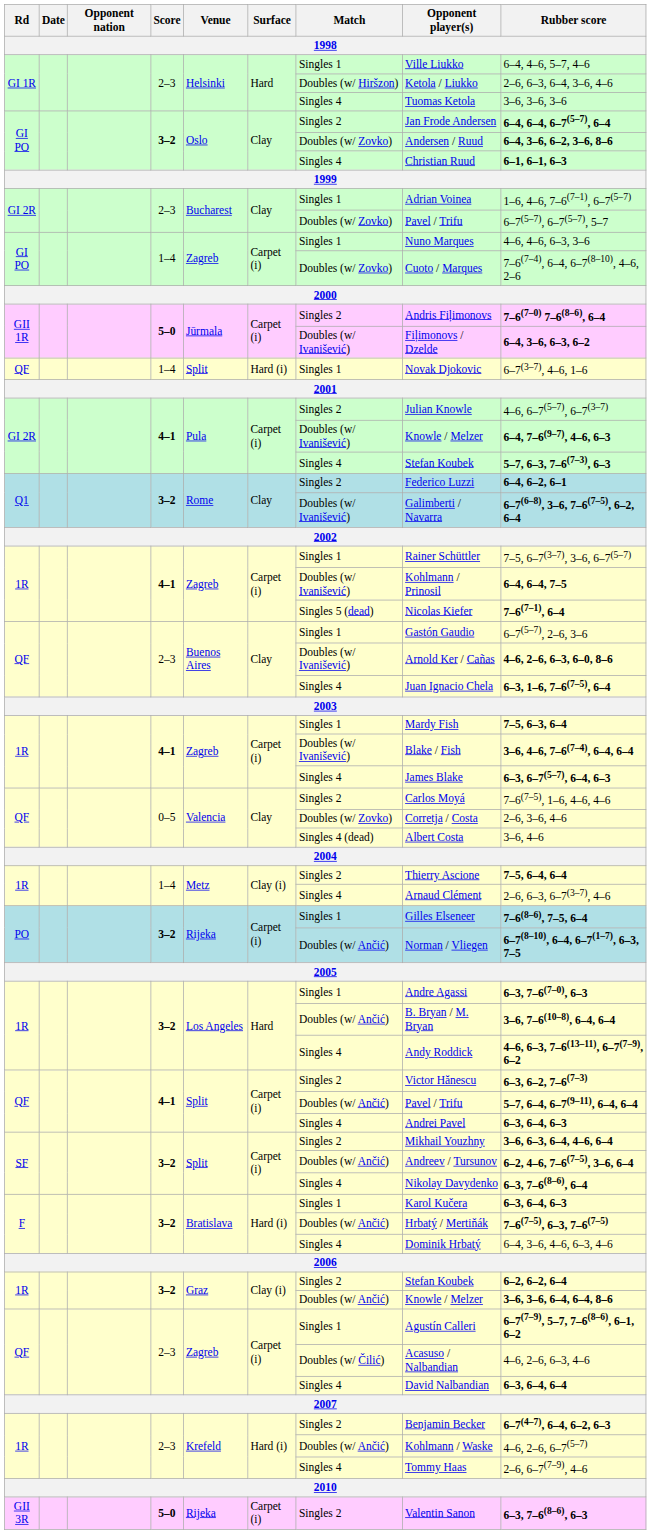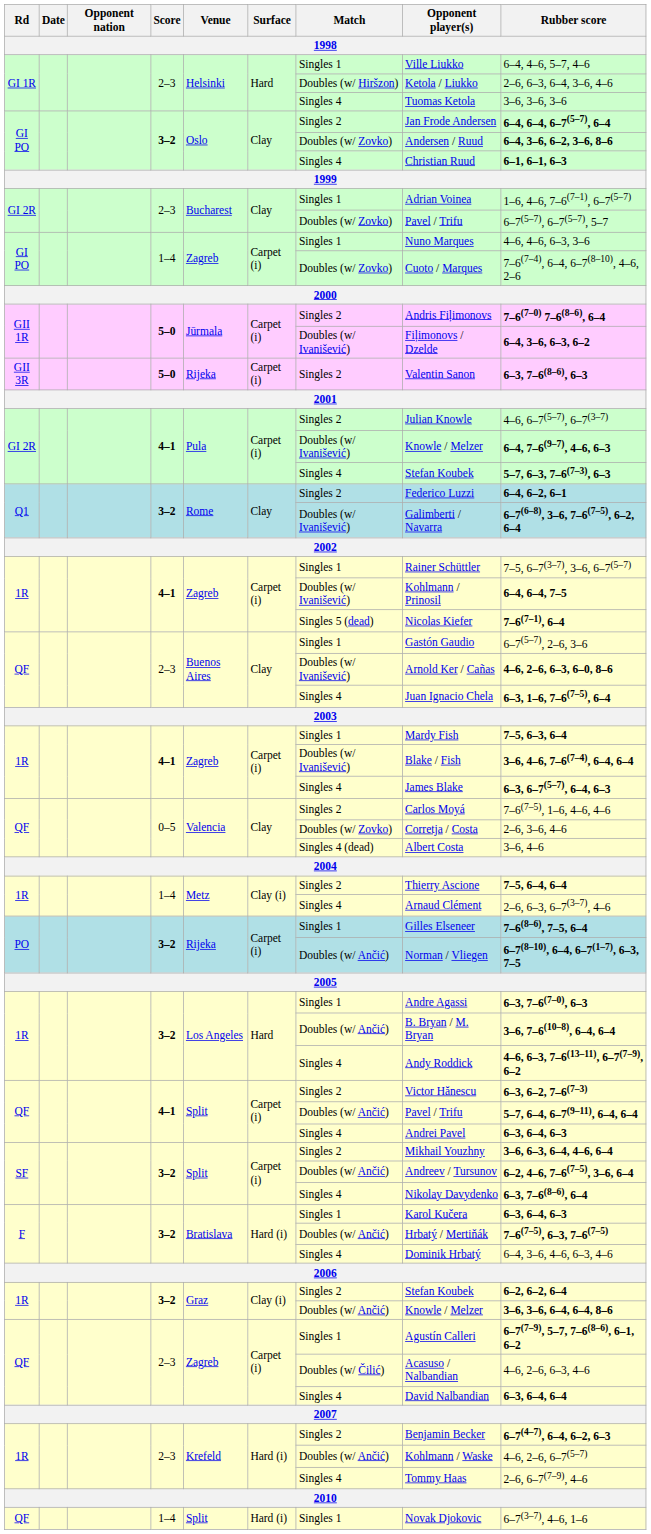rows swapped: (22, 1512) <-> (22, 368)
